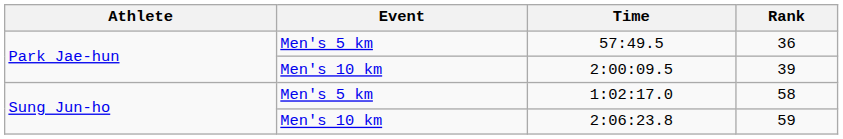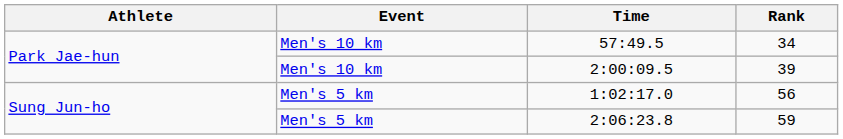(327, 43) Men's 5 km -> (331, 43) Men's 10 km
(787, 43) 36 -> (787, 43) 34
(787, 95) 58 -> (787, 95) 56
(331, 121) Men's 10 km -> (327, 121) Men's 5 km
